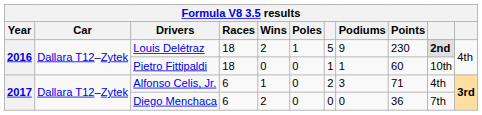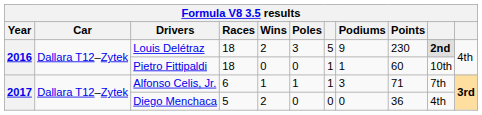(295, 48) 1 -> (295, 48) 3
(295, 83) 0 -> (295, 83) 1
(330, 83) 2 -> (330, 83) 1
(438, 83) 4th -> (438, 83) 7th
(225, 101) 6 -> (225, 101) 5
(438, 101) 7th -> (438, 101) 4th
